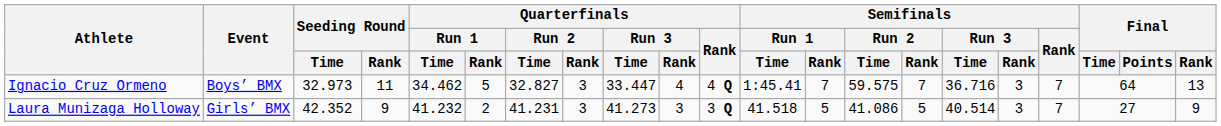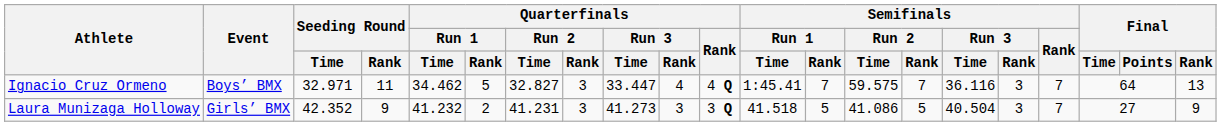(327, 86) 32.973 -> (327, 86) 32.971
(970, 86) 36.716 -> (970, 86) 36.116
(970, 110) 40.514 -> (970, 110) 40.504
